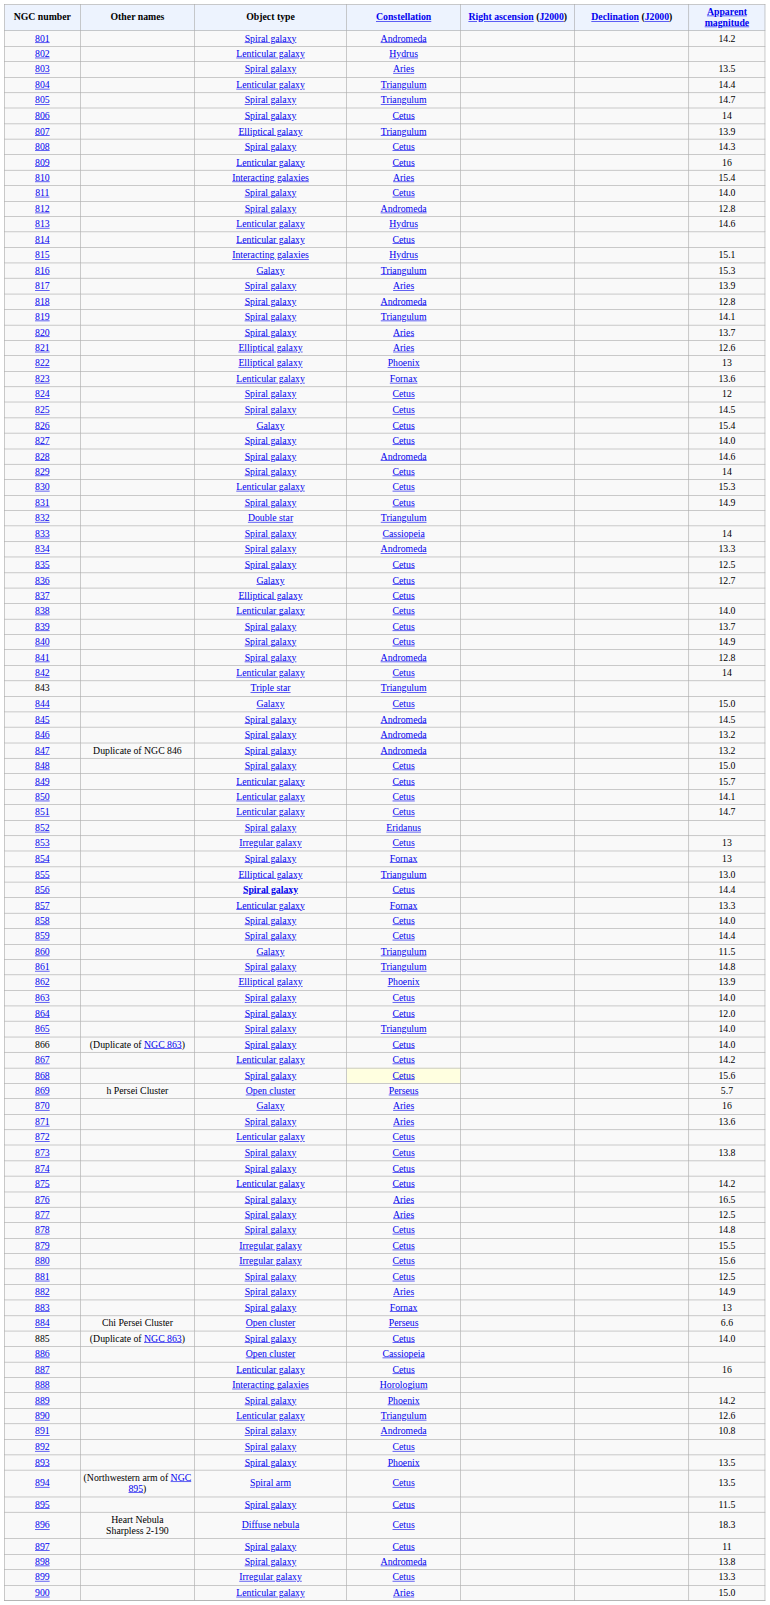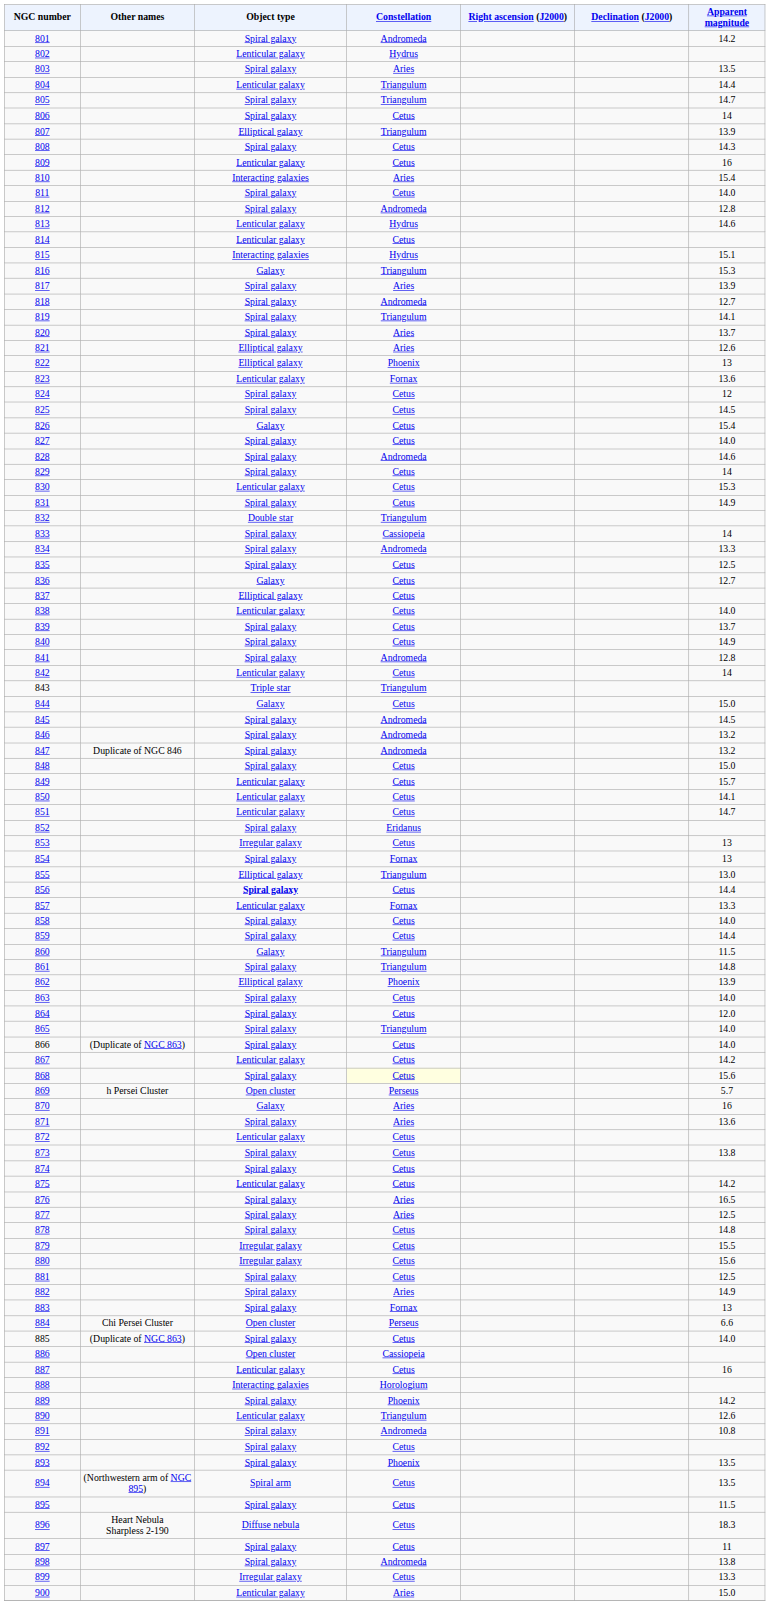(727, 301) 12.8 -> (727, 301) 12.7
